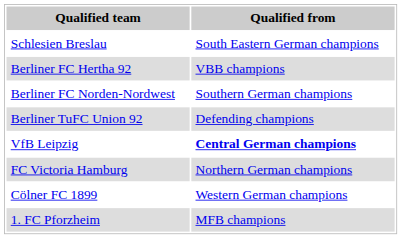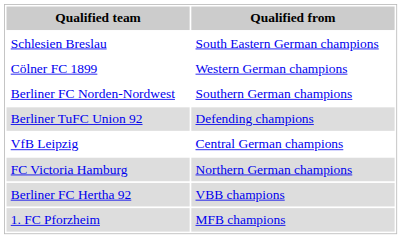rows swapped: (71, 68) <-> (54, 194)
(276, 144) bold -> (269, 144) normal
